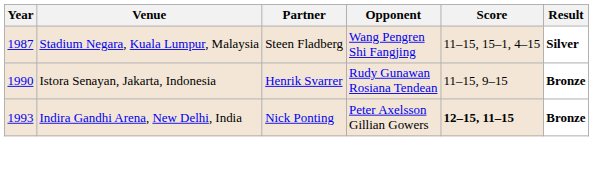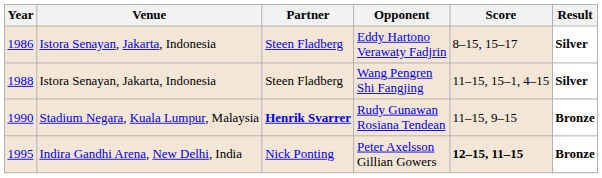+ row: (402, 44)
(20, 44) 1987 -> (20, 81) 1988
(149, 44) Stadium Negara, Kuala Lumpur, Malaysia -> (128, 81) Istora Senayan, Jakarta, Indonesia
(128, 81) Istora Senayan, Jakarta, Indonesia -> (149, 117) Stadium Negara, Kuala Lumpur, Malaysia
(304, 81) normal -> (308, 117) bold
(20, 117) 1993 -> (20, 154) 1995
